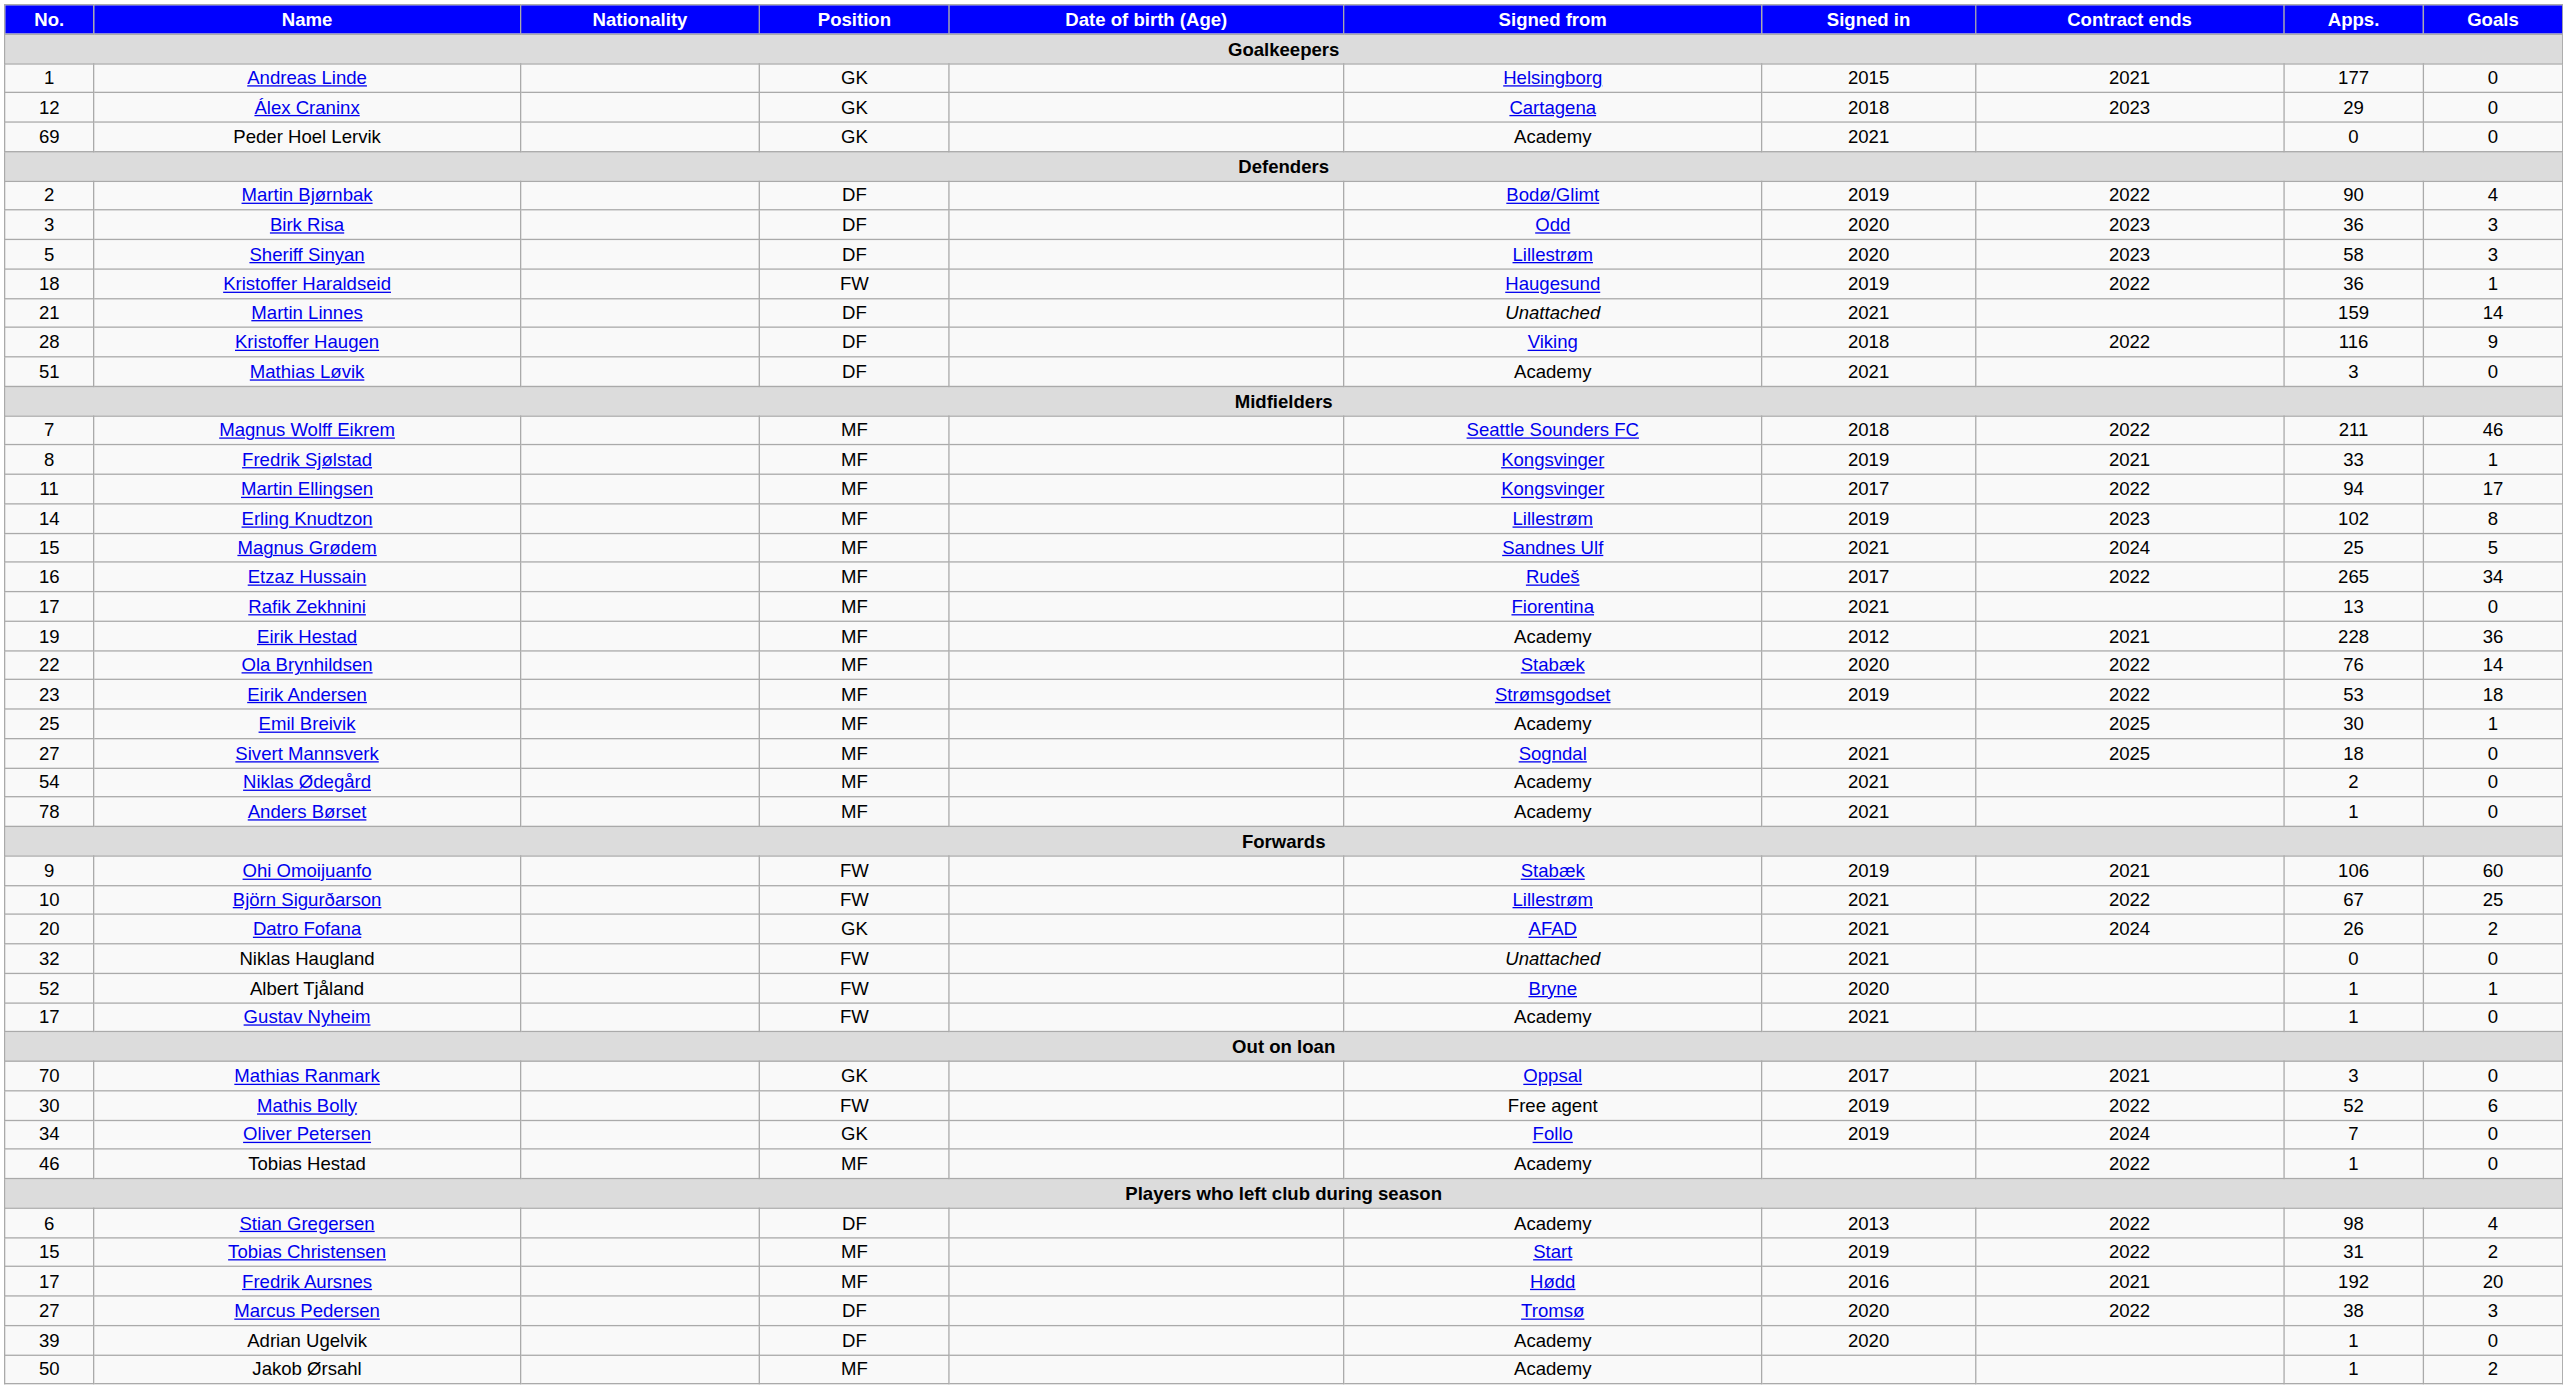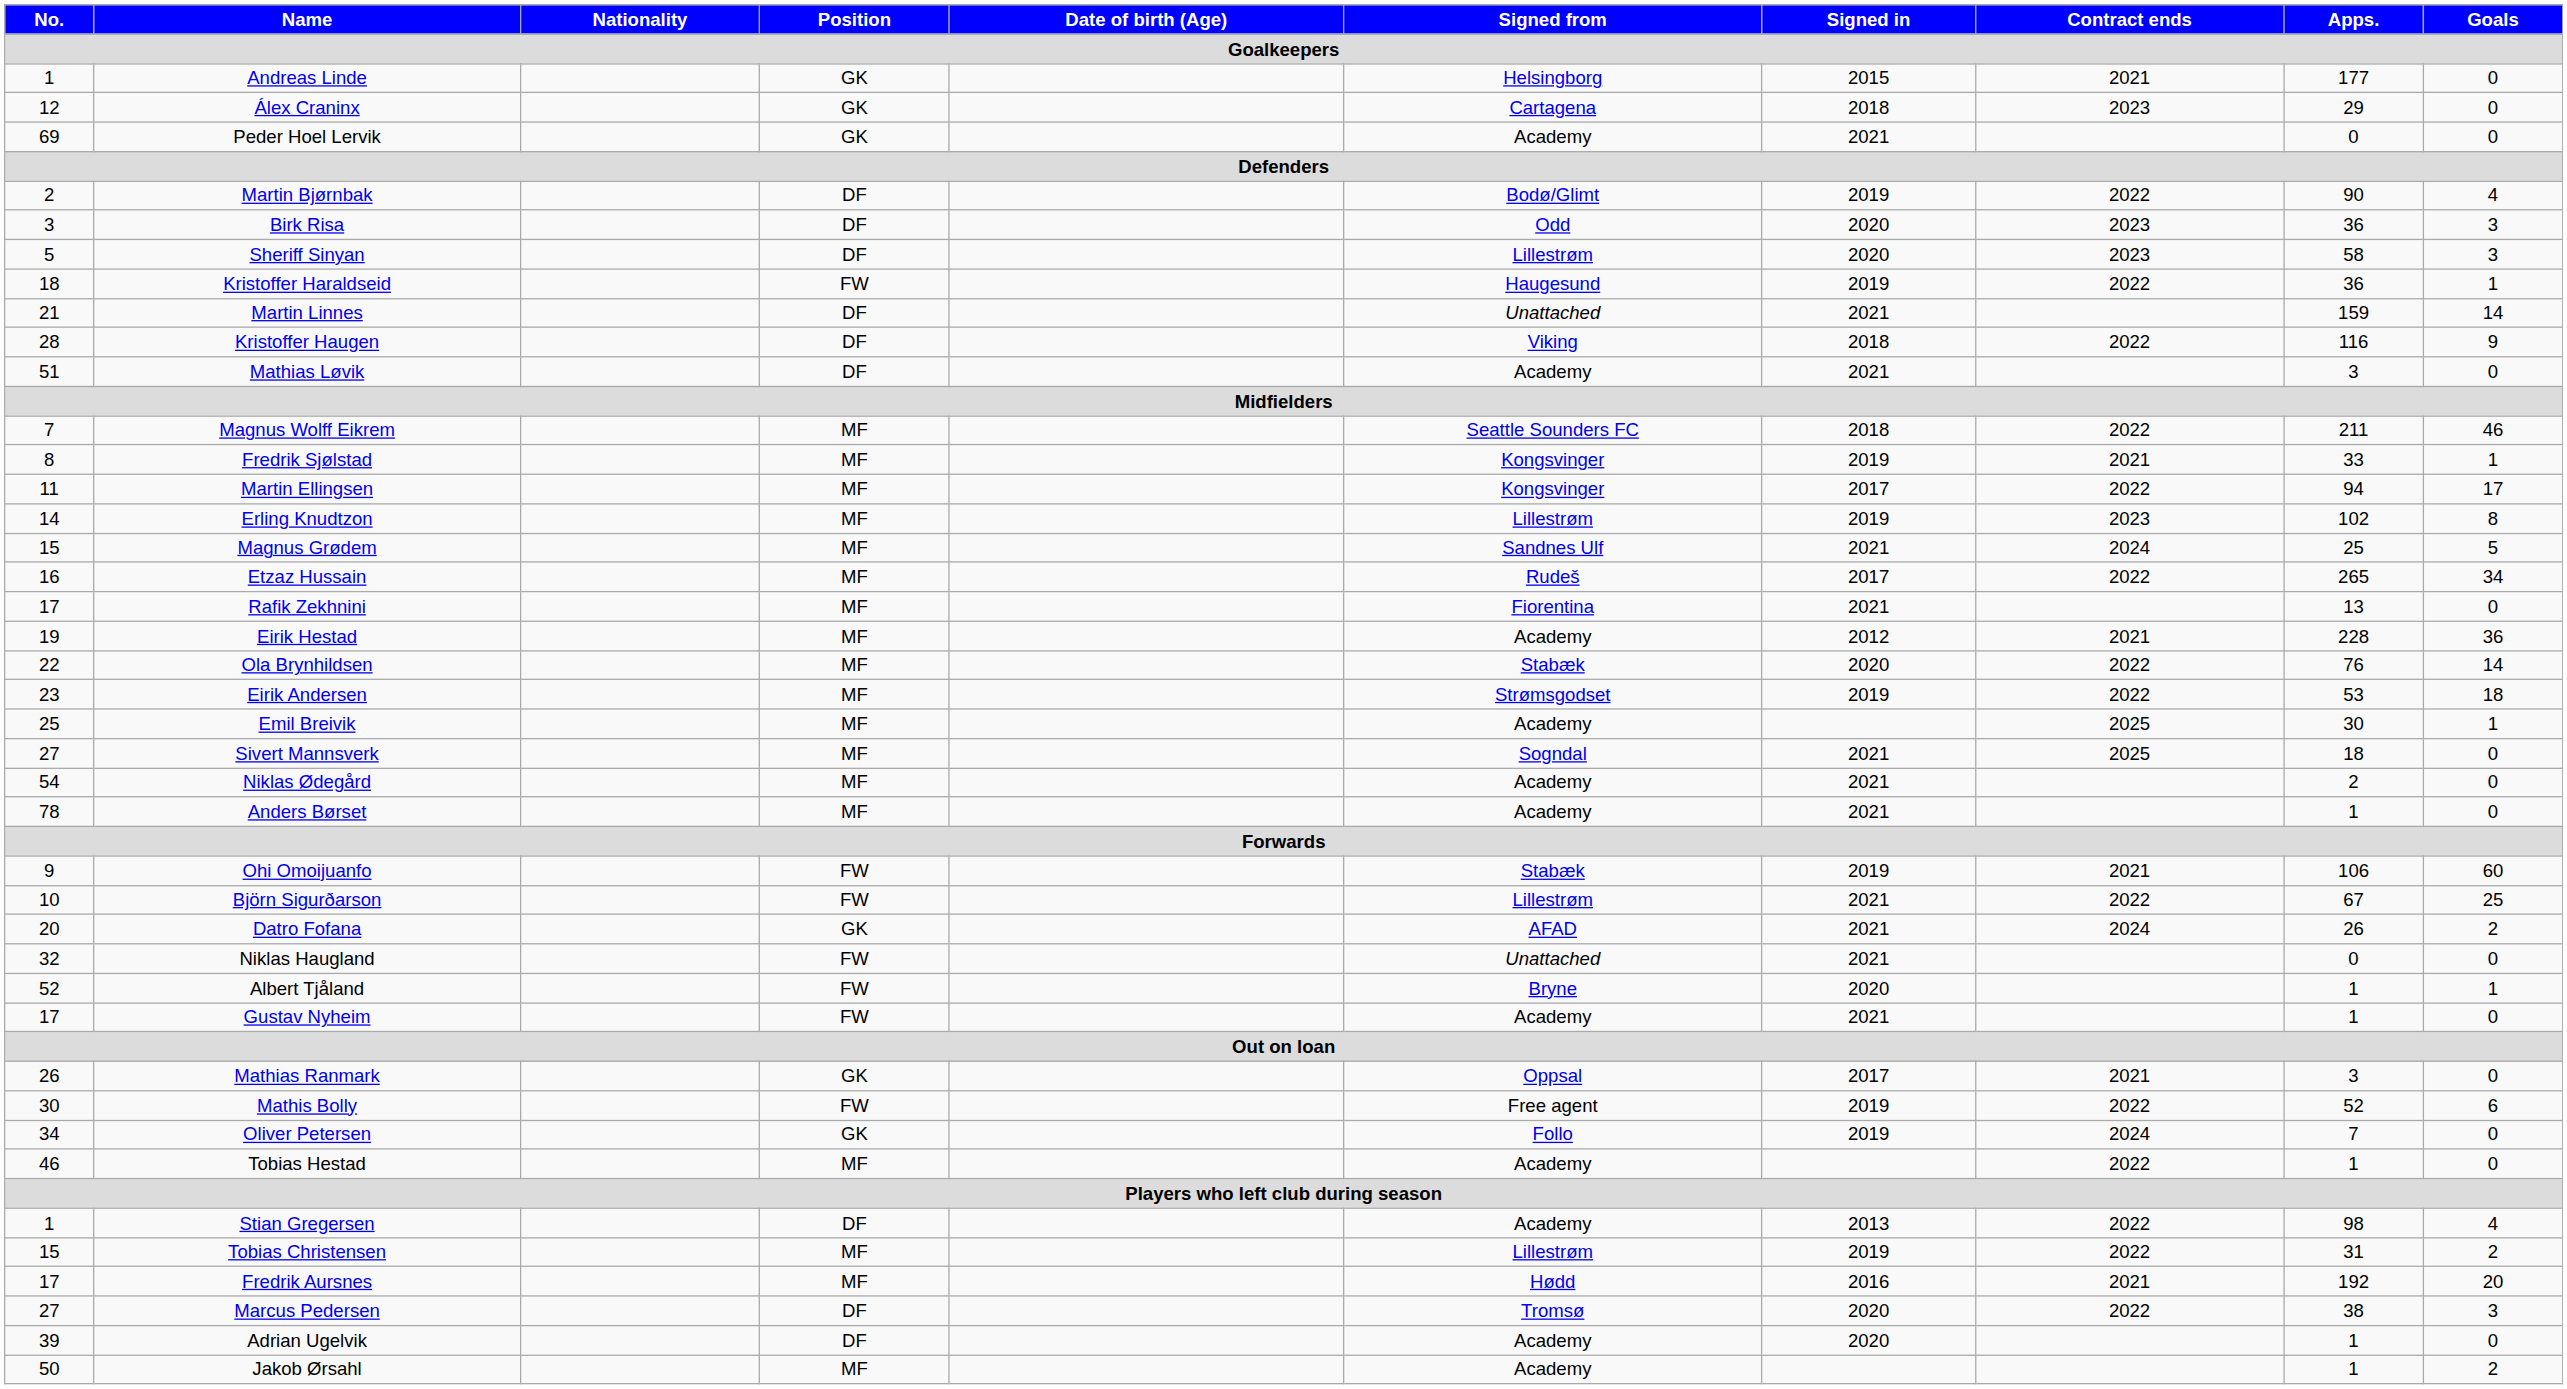(49, 1076) 70 -> (49, 1076) 26
(49, 1223) 6 -> (49, 1223) 1
(1553, 1252) Start -> (1553, 1252) Lillestrøm
